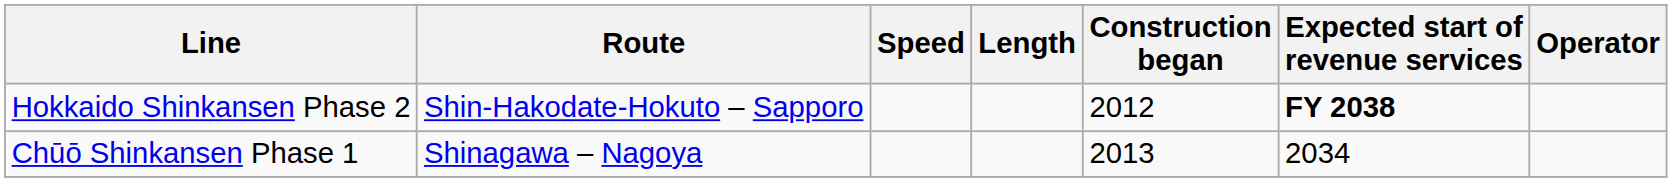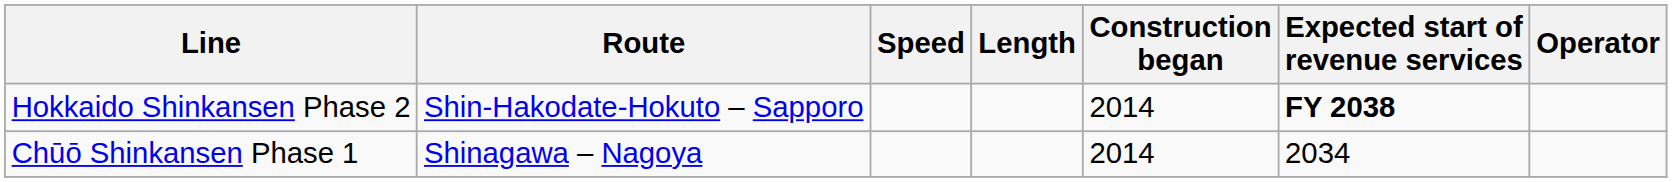(1122, 107) 2012 -> (1122, 107) 2014
(1122, 153) 2013 -> (1122, 153) 2014
